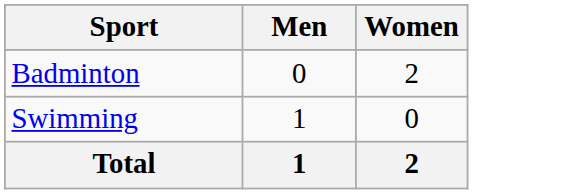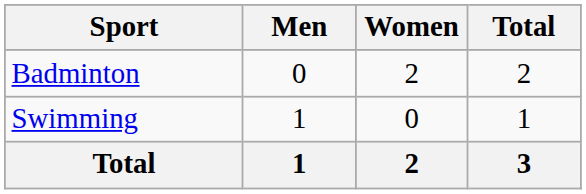+ column: (524, 27)
